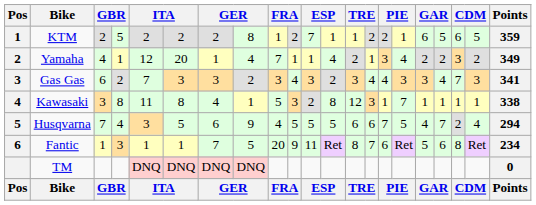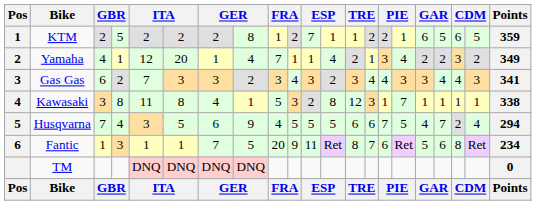(458, 80) 7 -> (458, 80) 4
